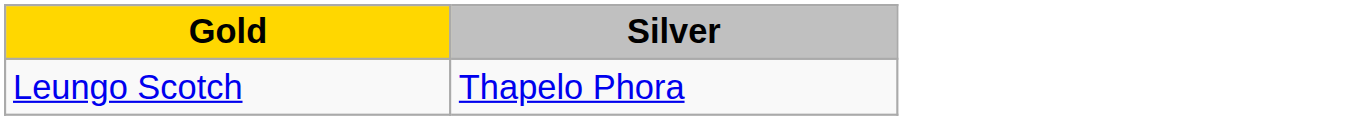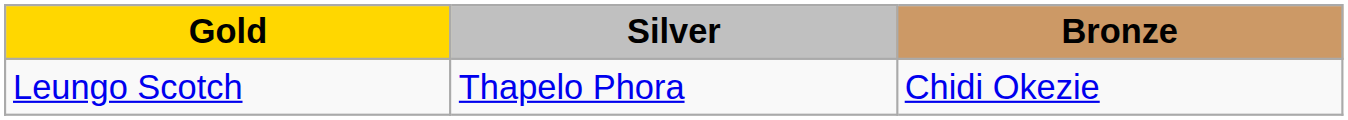+ column: (1120, 31)
